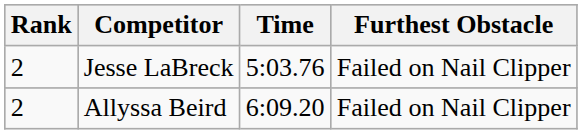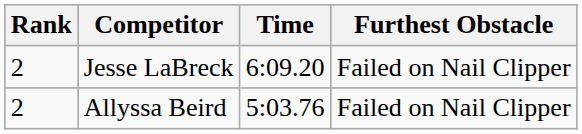(285, 66) 5:03.76 -> (285, 66) 6:09.20
(285, 107) 6:09.20 -> (285, 107) 5:03.76
